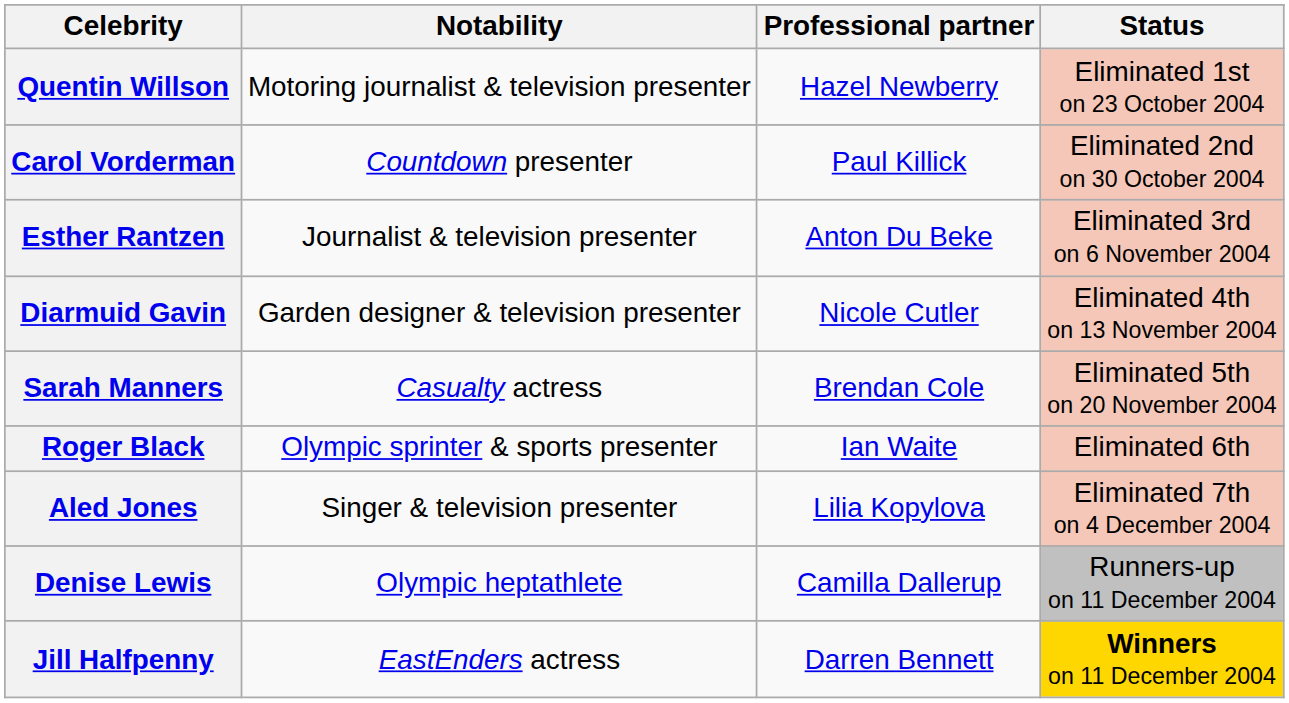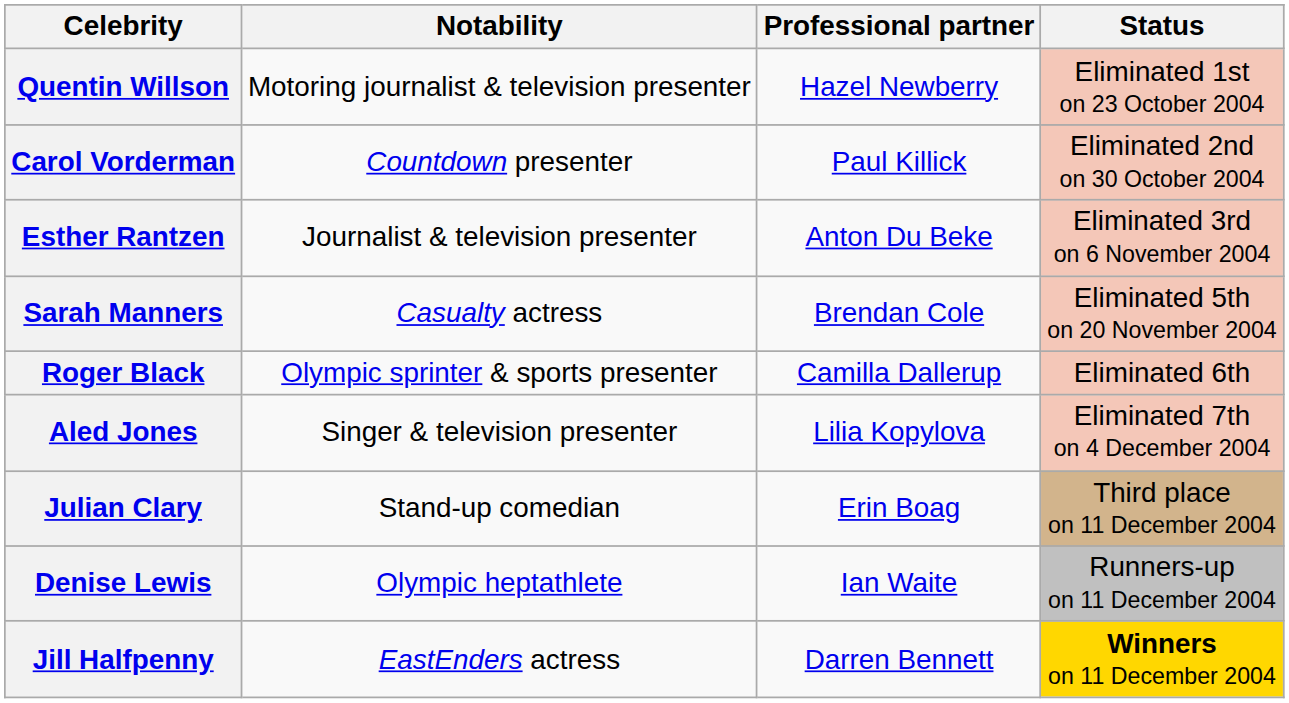- row: (123, 312)
(899, 448) Ian Waite -> (899, 372) Camilla Dallerup
+ row: (123, 507)
(899, 583) Camilla Dallerup -> (899, 583) Ian Waite
